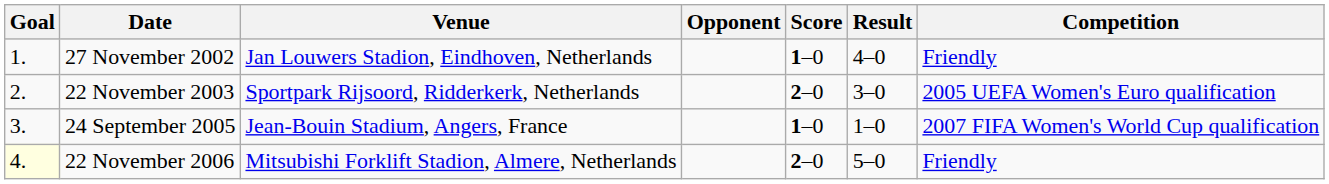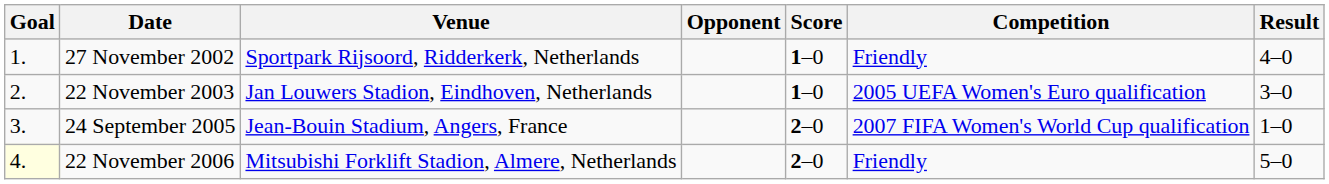columns swapped: (882, 21) <-> (1121, 21)
(449, 56) Jan Louwers Stadion, Eindhoven, Netherlands -> (442, 56) Sportpark Rijsoord, Ridderkerk, Netherlands
(442, 91) Sportpark Rijsoord, Ridderkerk, Netherlands -> (449, 91) Jan Louwers Stadion, Eindhoven, Netherlands
(807, 91) 2–0 -> (807, 91) 1–0
(807, 126) 1–0 -> (807, 126) 2–0
